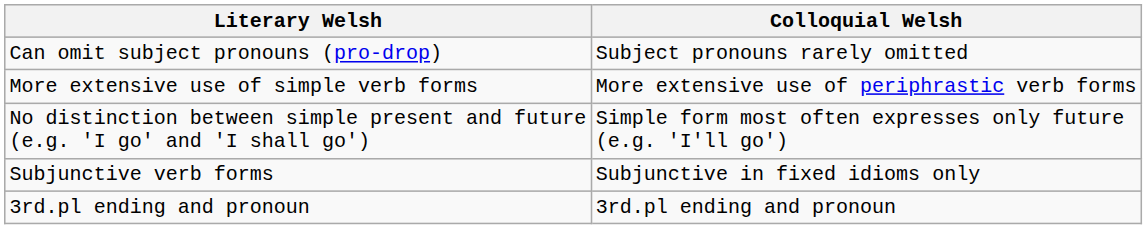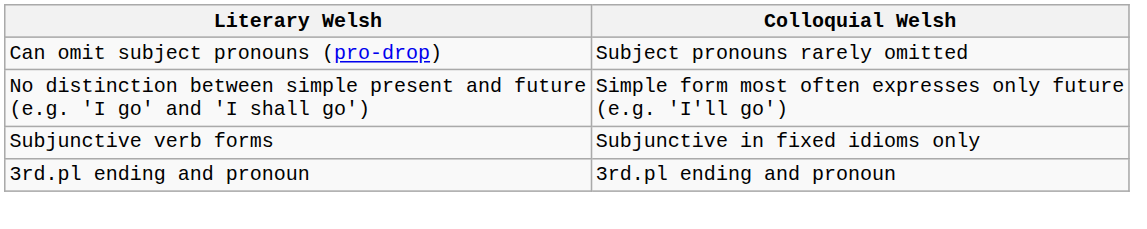- row: (244, 86)
